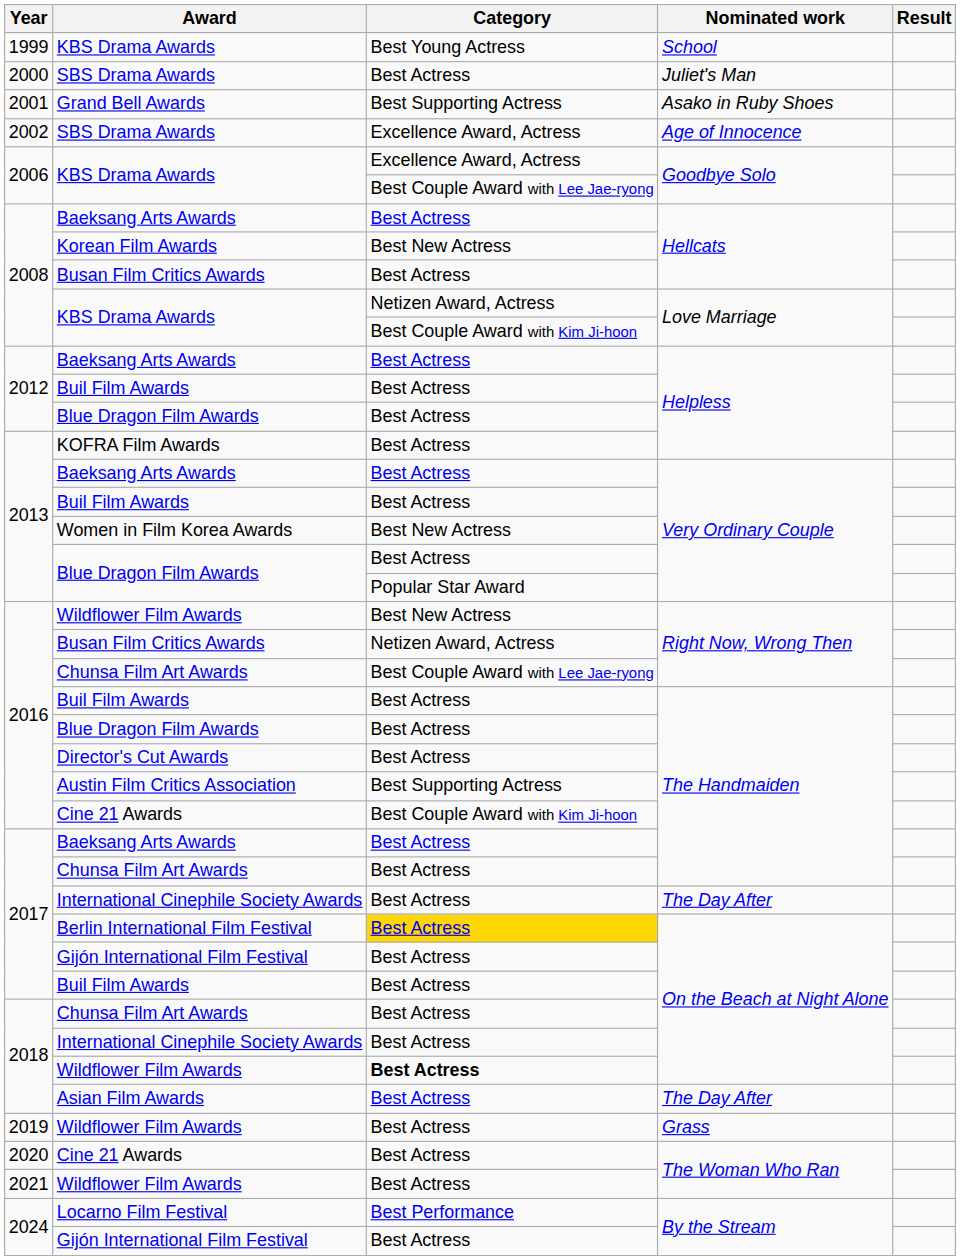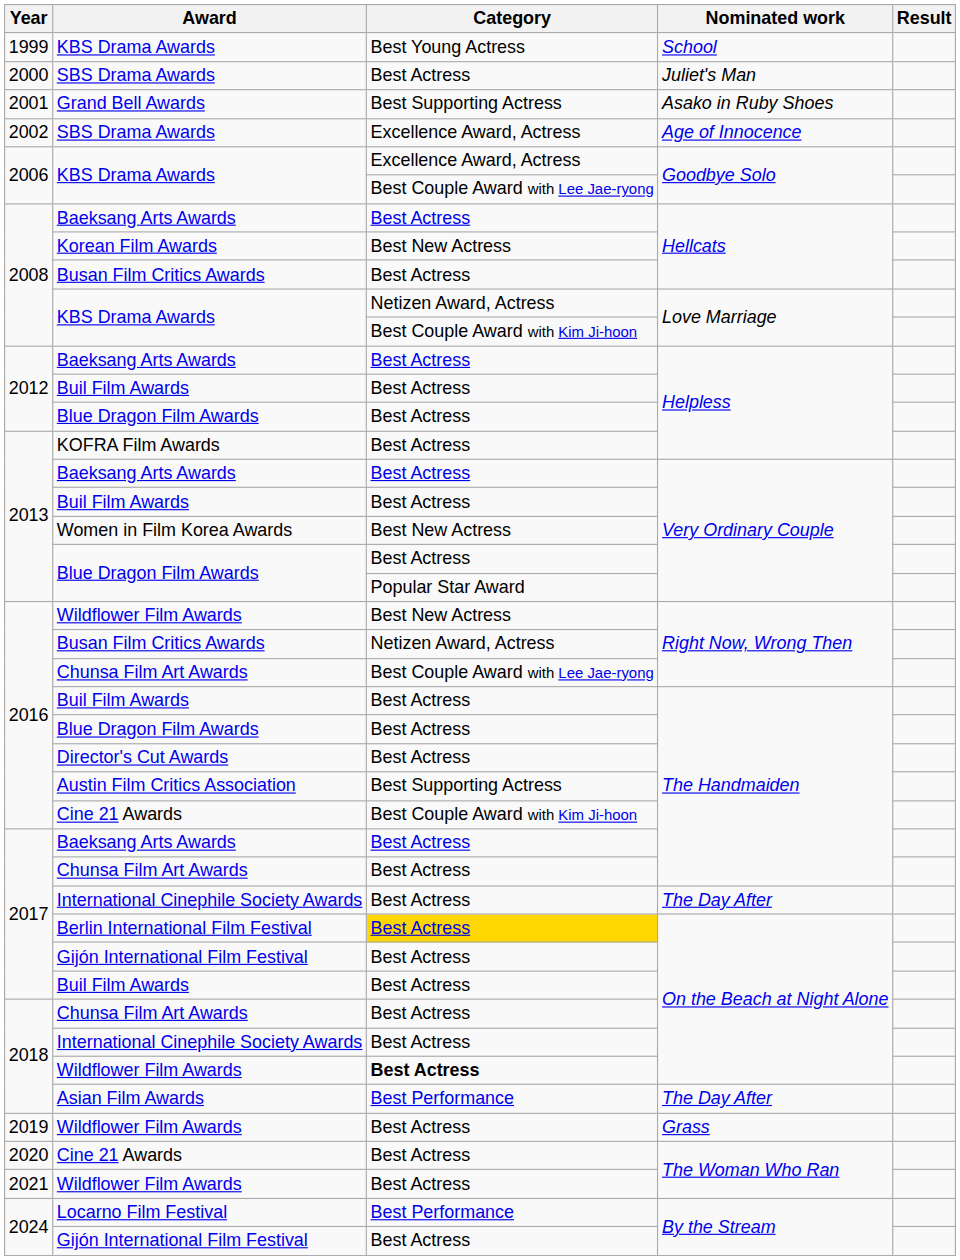(420, 1098) Best Actress -> (442, 1098) Best Performance
